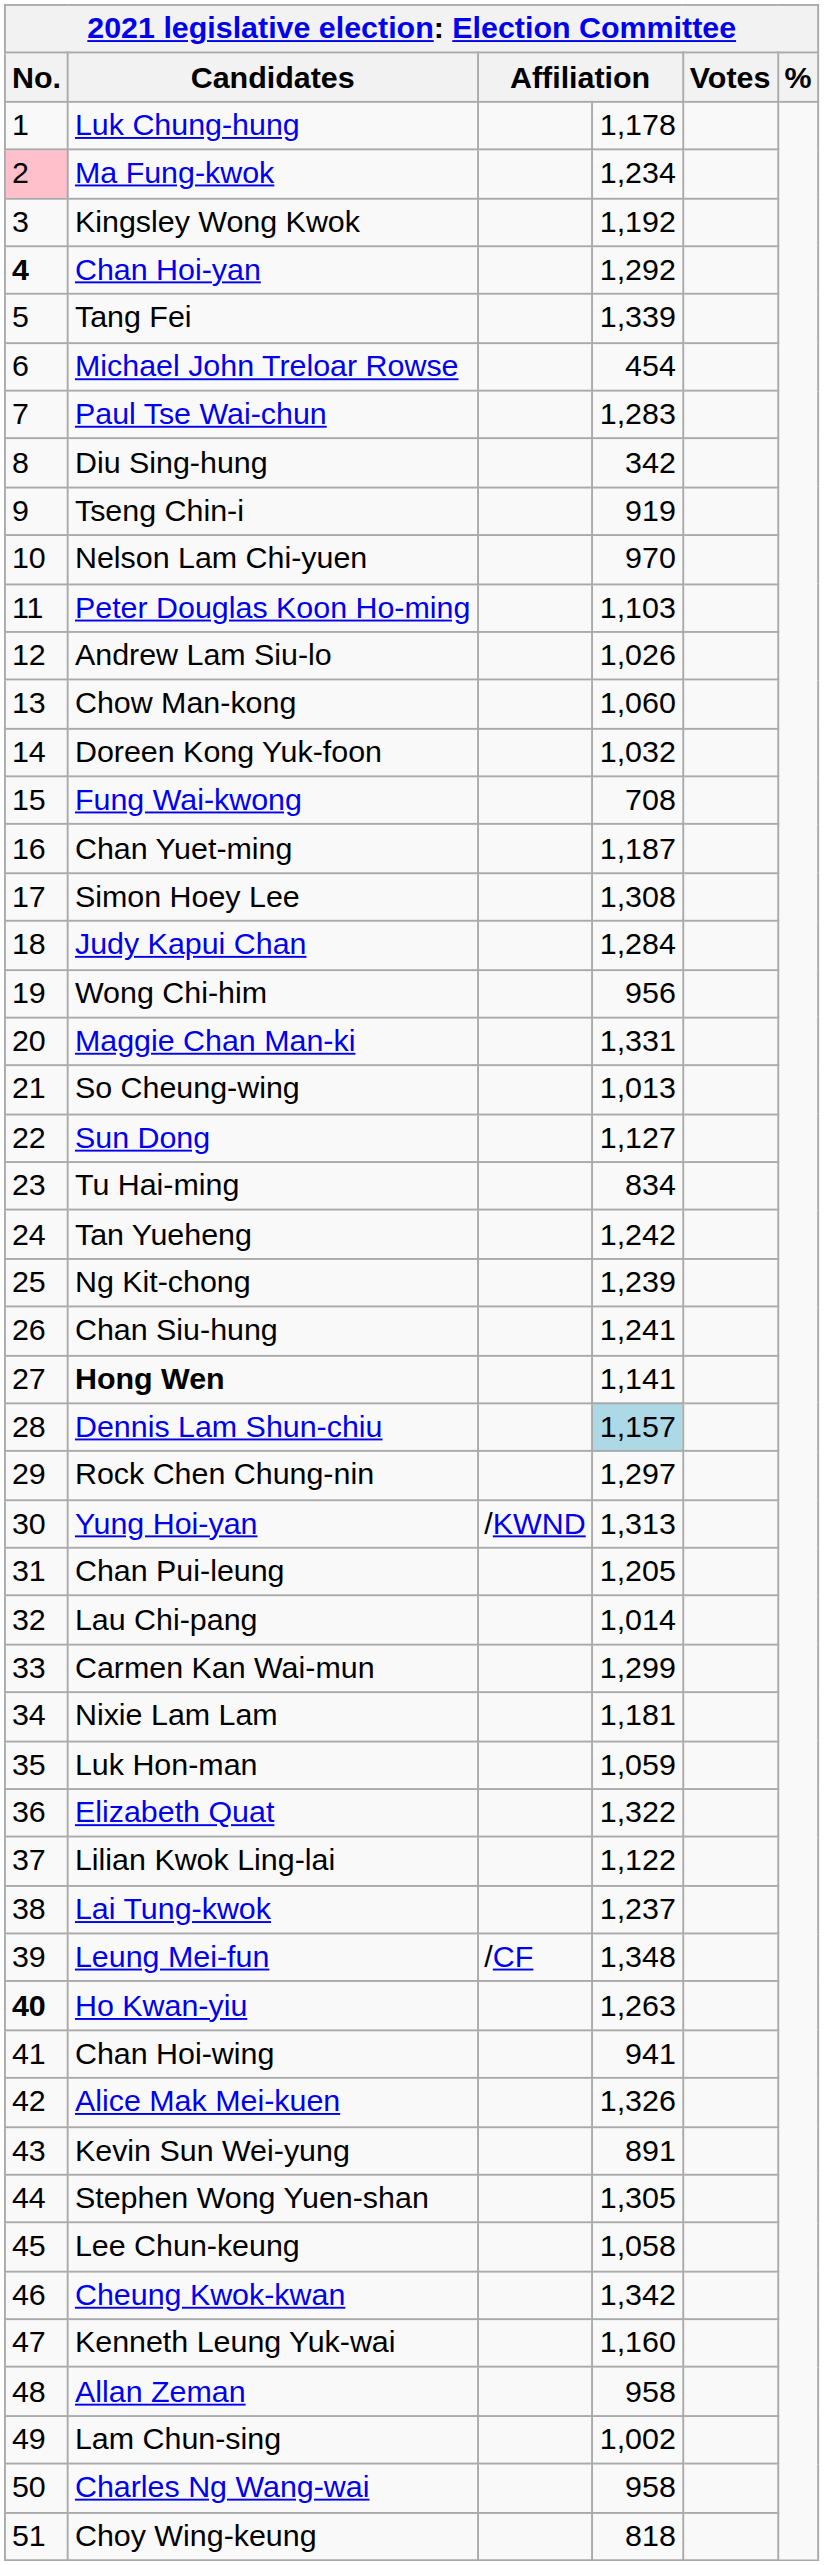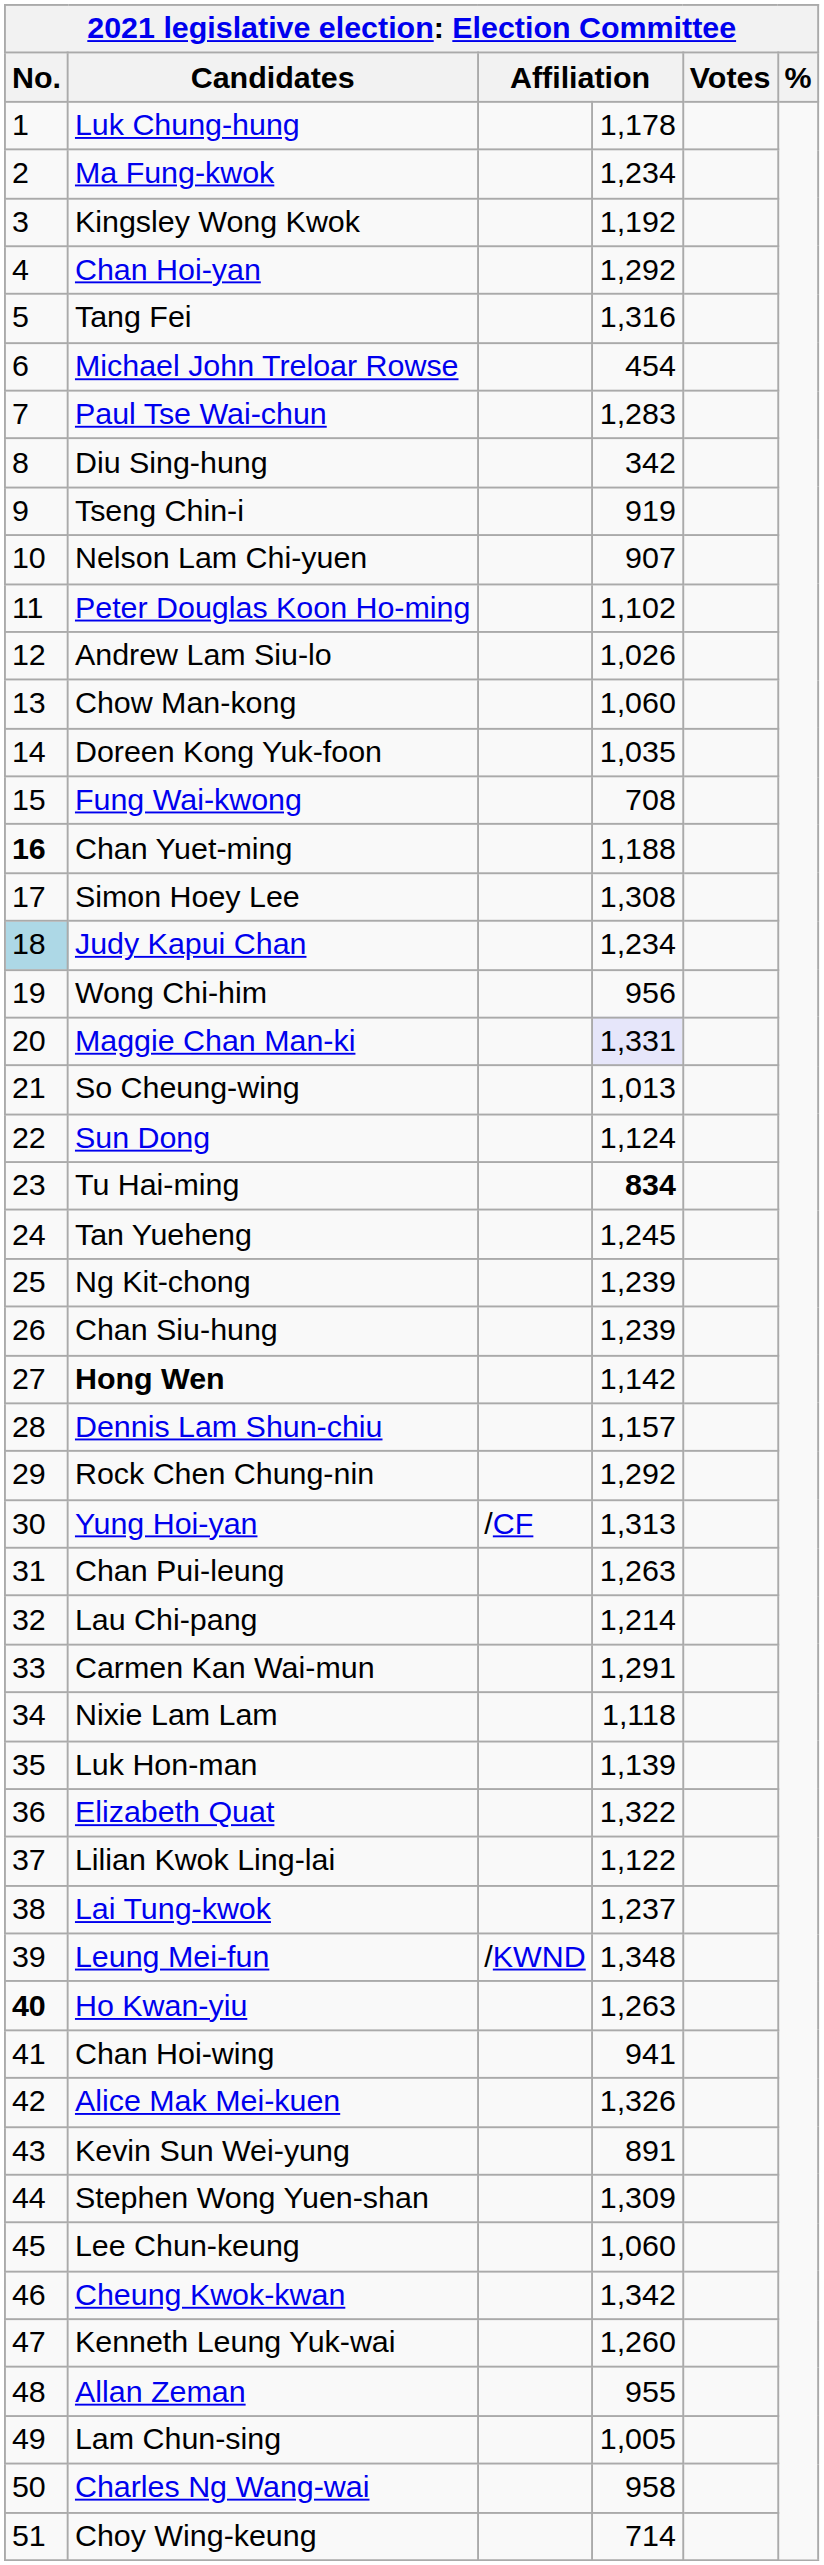(20, 173) pink background -> (20, 173) no background
(20, 269) bold -> (20, 269) normal
(638, 317) 1,339 -> (638, 317) 1,316
(650, 558) 970 -> (650, 558) 907
(638, 607) 1,103 -> (638, 607) 1,102
(638, 751) 1,032 -> (638, 751) 1,035
(29, 848) normal -> (29, 848) bold
(638, 848) 1,187 -> (638, 848) 1,188
(29, 944) no background -> (29, 944) lightblue background
(638, 944) 1,284 -> (638, 944) 1,234
(638, 1041) no background -> (638, 1041) lavender background
(638, 1137) 1,127 -> (638, 1137) 1,124
(650, 1185) normal -> (650, 1185) bold
(638, 1233) 1,242 -> (638, 1233) 1,245
(638, 1330) 1,241 -> (638, 1330) 1,239
(638, 1378) 1,141 -> (638, 1378) 1,142
(638, 1426) lightblue background -> (638, 1426) no background
(638, 1474) 1,297 -> (638, 1474) 1,292
(535, 1523) /KWND -> (509, 1523) /CF
(638, 1571) 1,205 -> (638, 1571) 1,263
(638, 1619) 1,014 -> (638, 1619) 1,214
(638, 1667) 1,299 -> (638, 1667) 1,291
(638, 1716) 1,181 -> (639, 1716) 1,118
(638, 1764) 1,059 -> (638, 1764) 1,139
(509, 1957) /CF -> (535, 1957) /KWND
(638, 2198) 1,305 -> (638, 2198) 1,309
(638, 2246) 1,058 -> (638, 2246) 1,060
(638, 2342) 1,160 -> (638, 2342) 1,260
(650, 2391) 958 -> (650, 2391) 955
(638, 2439) 1,002 -> (638, 2439) 1,005
(650, 2535) 818 -> (650, 2535) 714
